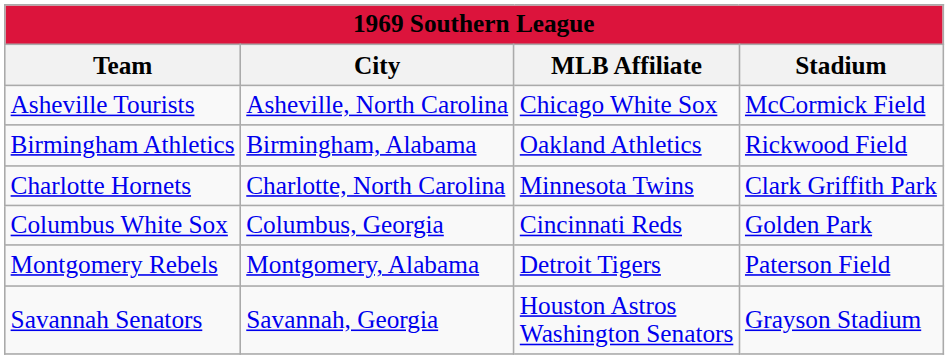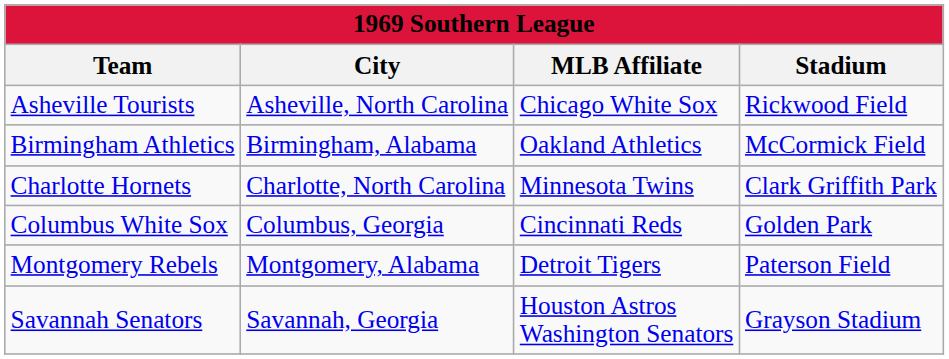(835, 104) McCormick Field -> (826, 104) Rickwood Field
(826, 144) Rickwood Field -> (835, 144) McCormick Field
